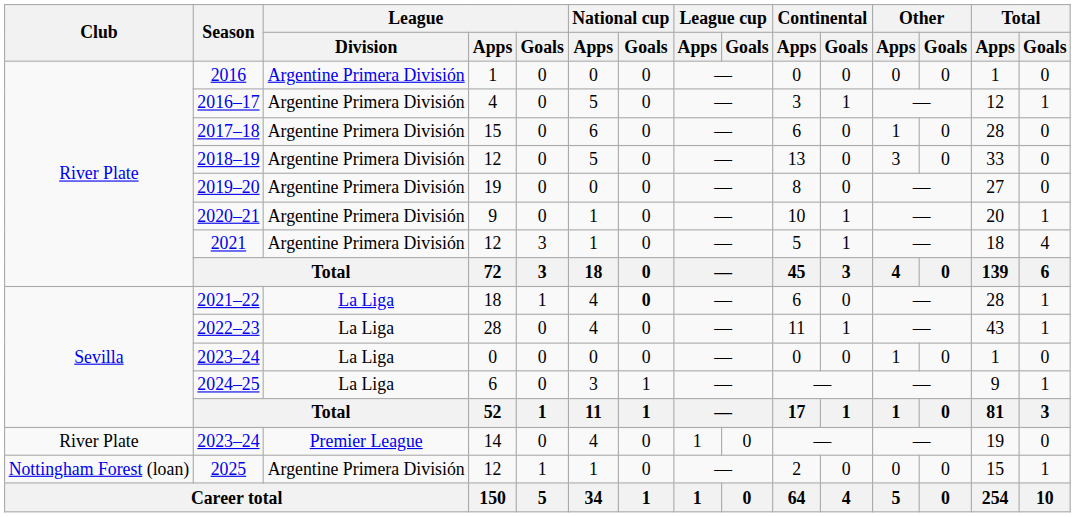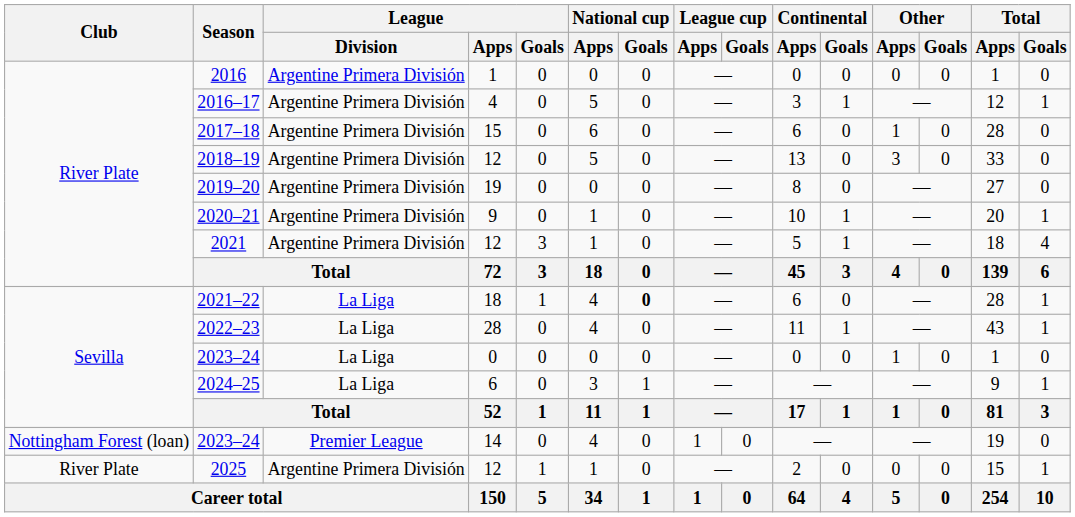(99, 441) River Plate -> (99, 441) Nottingham Forest (loan)
(99, 469) Nottingham Forest (loan) -> (99, 469) River Plate
